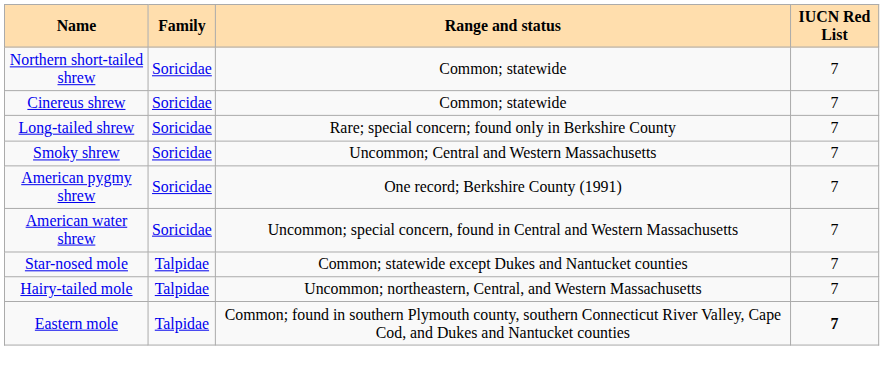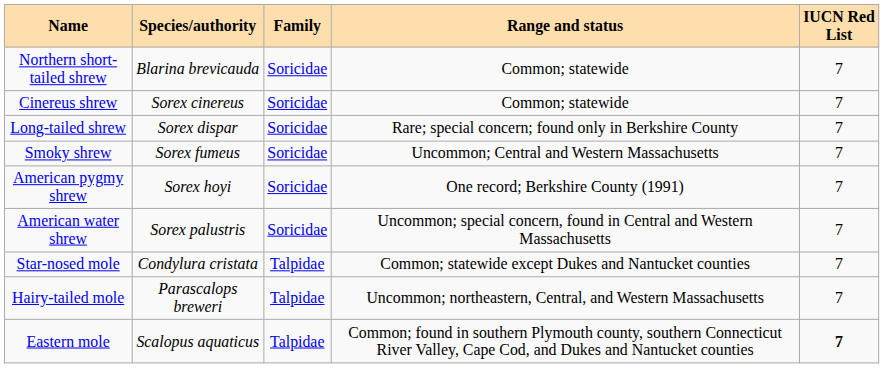+ column: (198, 25)
